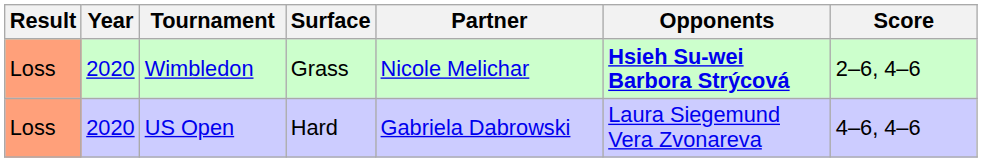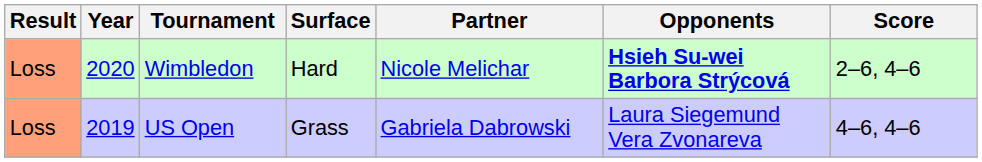(320, 68) Grass -> (314, 68) Hard
(110, 127) 2020 -> (110, 127) 2019
(314, 127) Hard -> (320, 127) Grass
